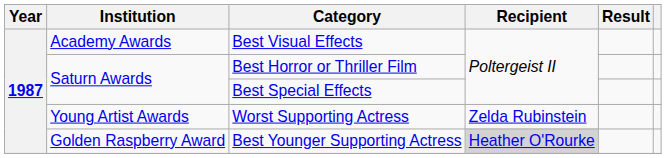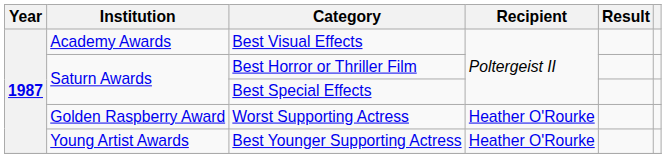(120, 116) Young Artist Awards -> (138, 116) Golden Raspberry Award
(528, 116) Zelda Rubinstein -> (532, 116) Heather O'Rourke
(138, 141) Golden Raspberry Award -> (120, 141) Young Artist Awards
(532, 141) lightgrey background -> (532, 141) no background
